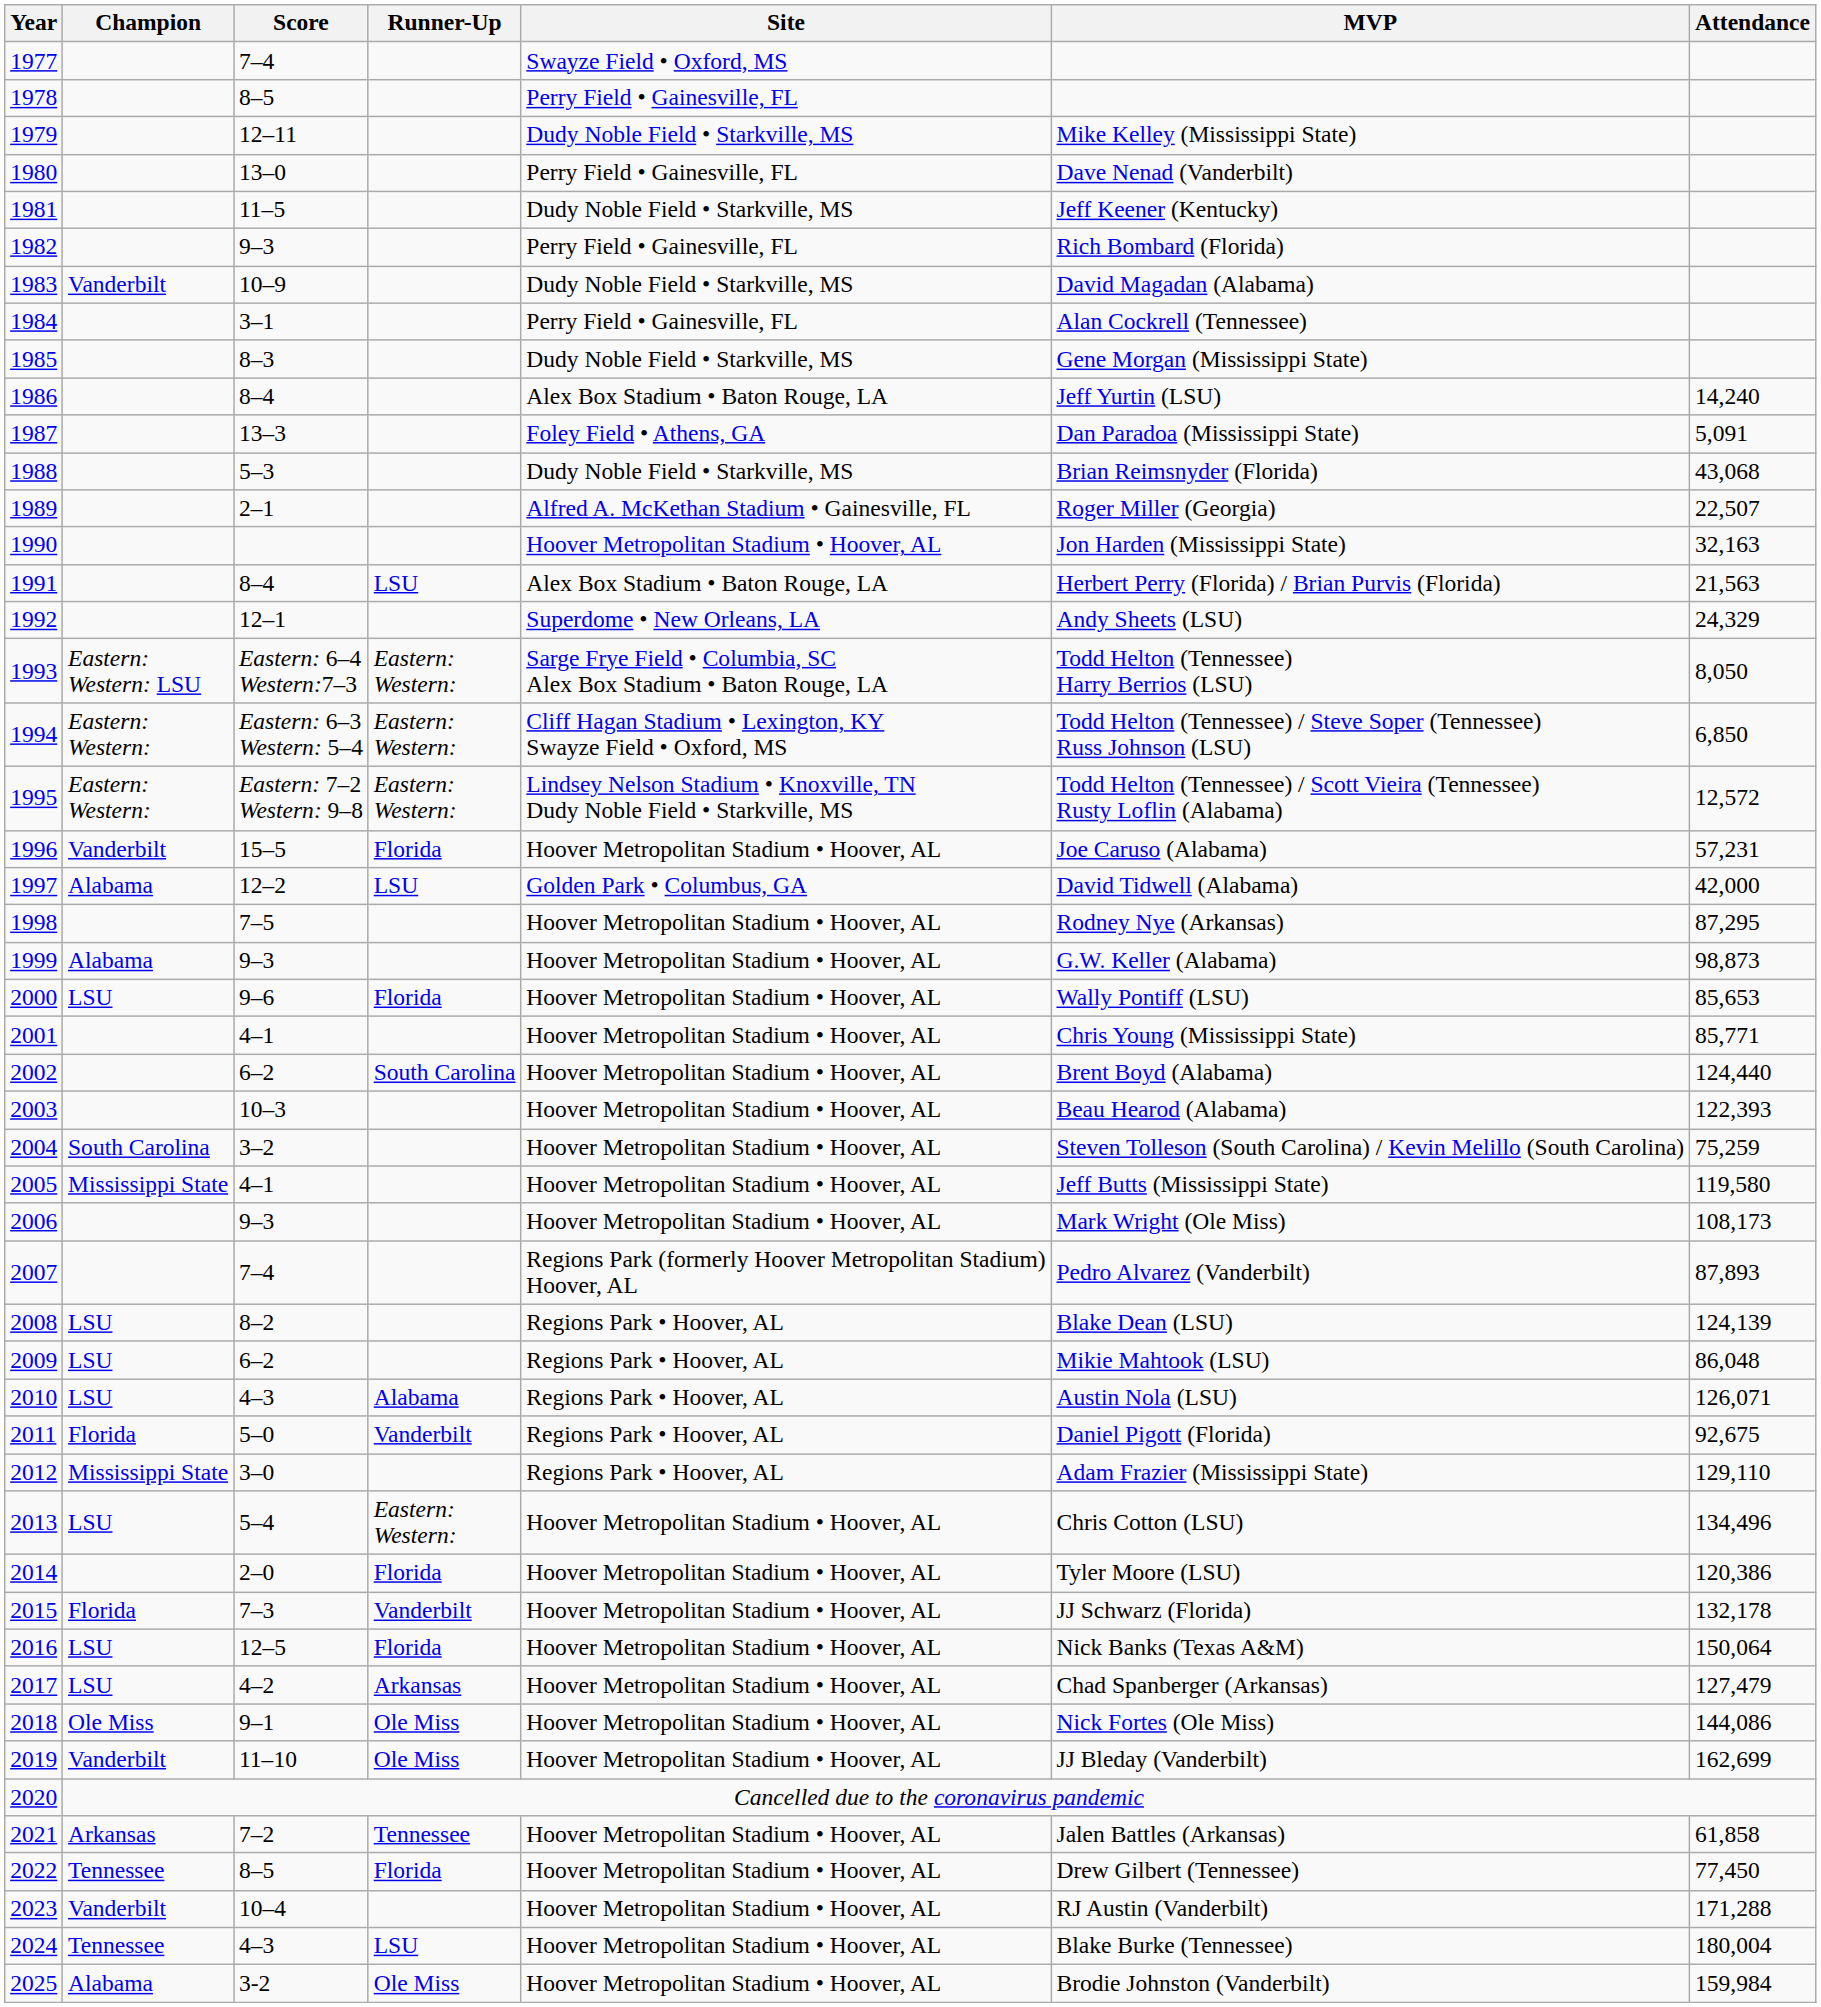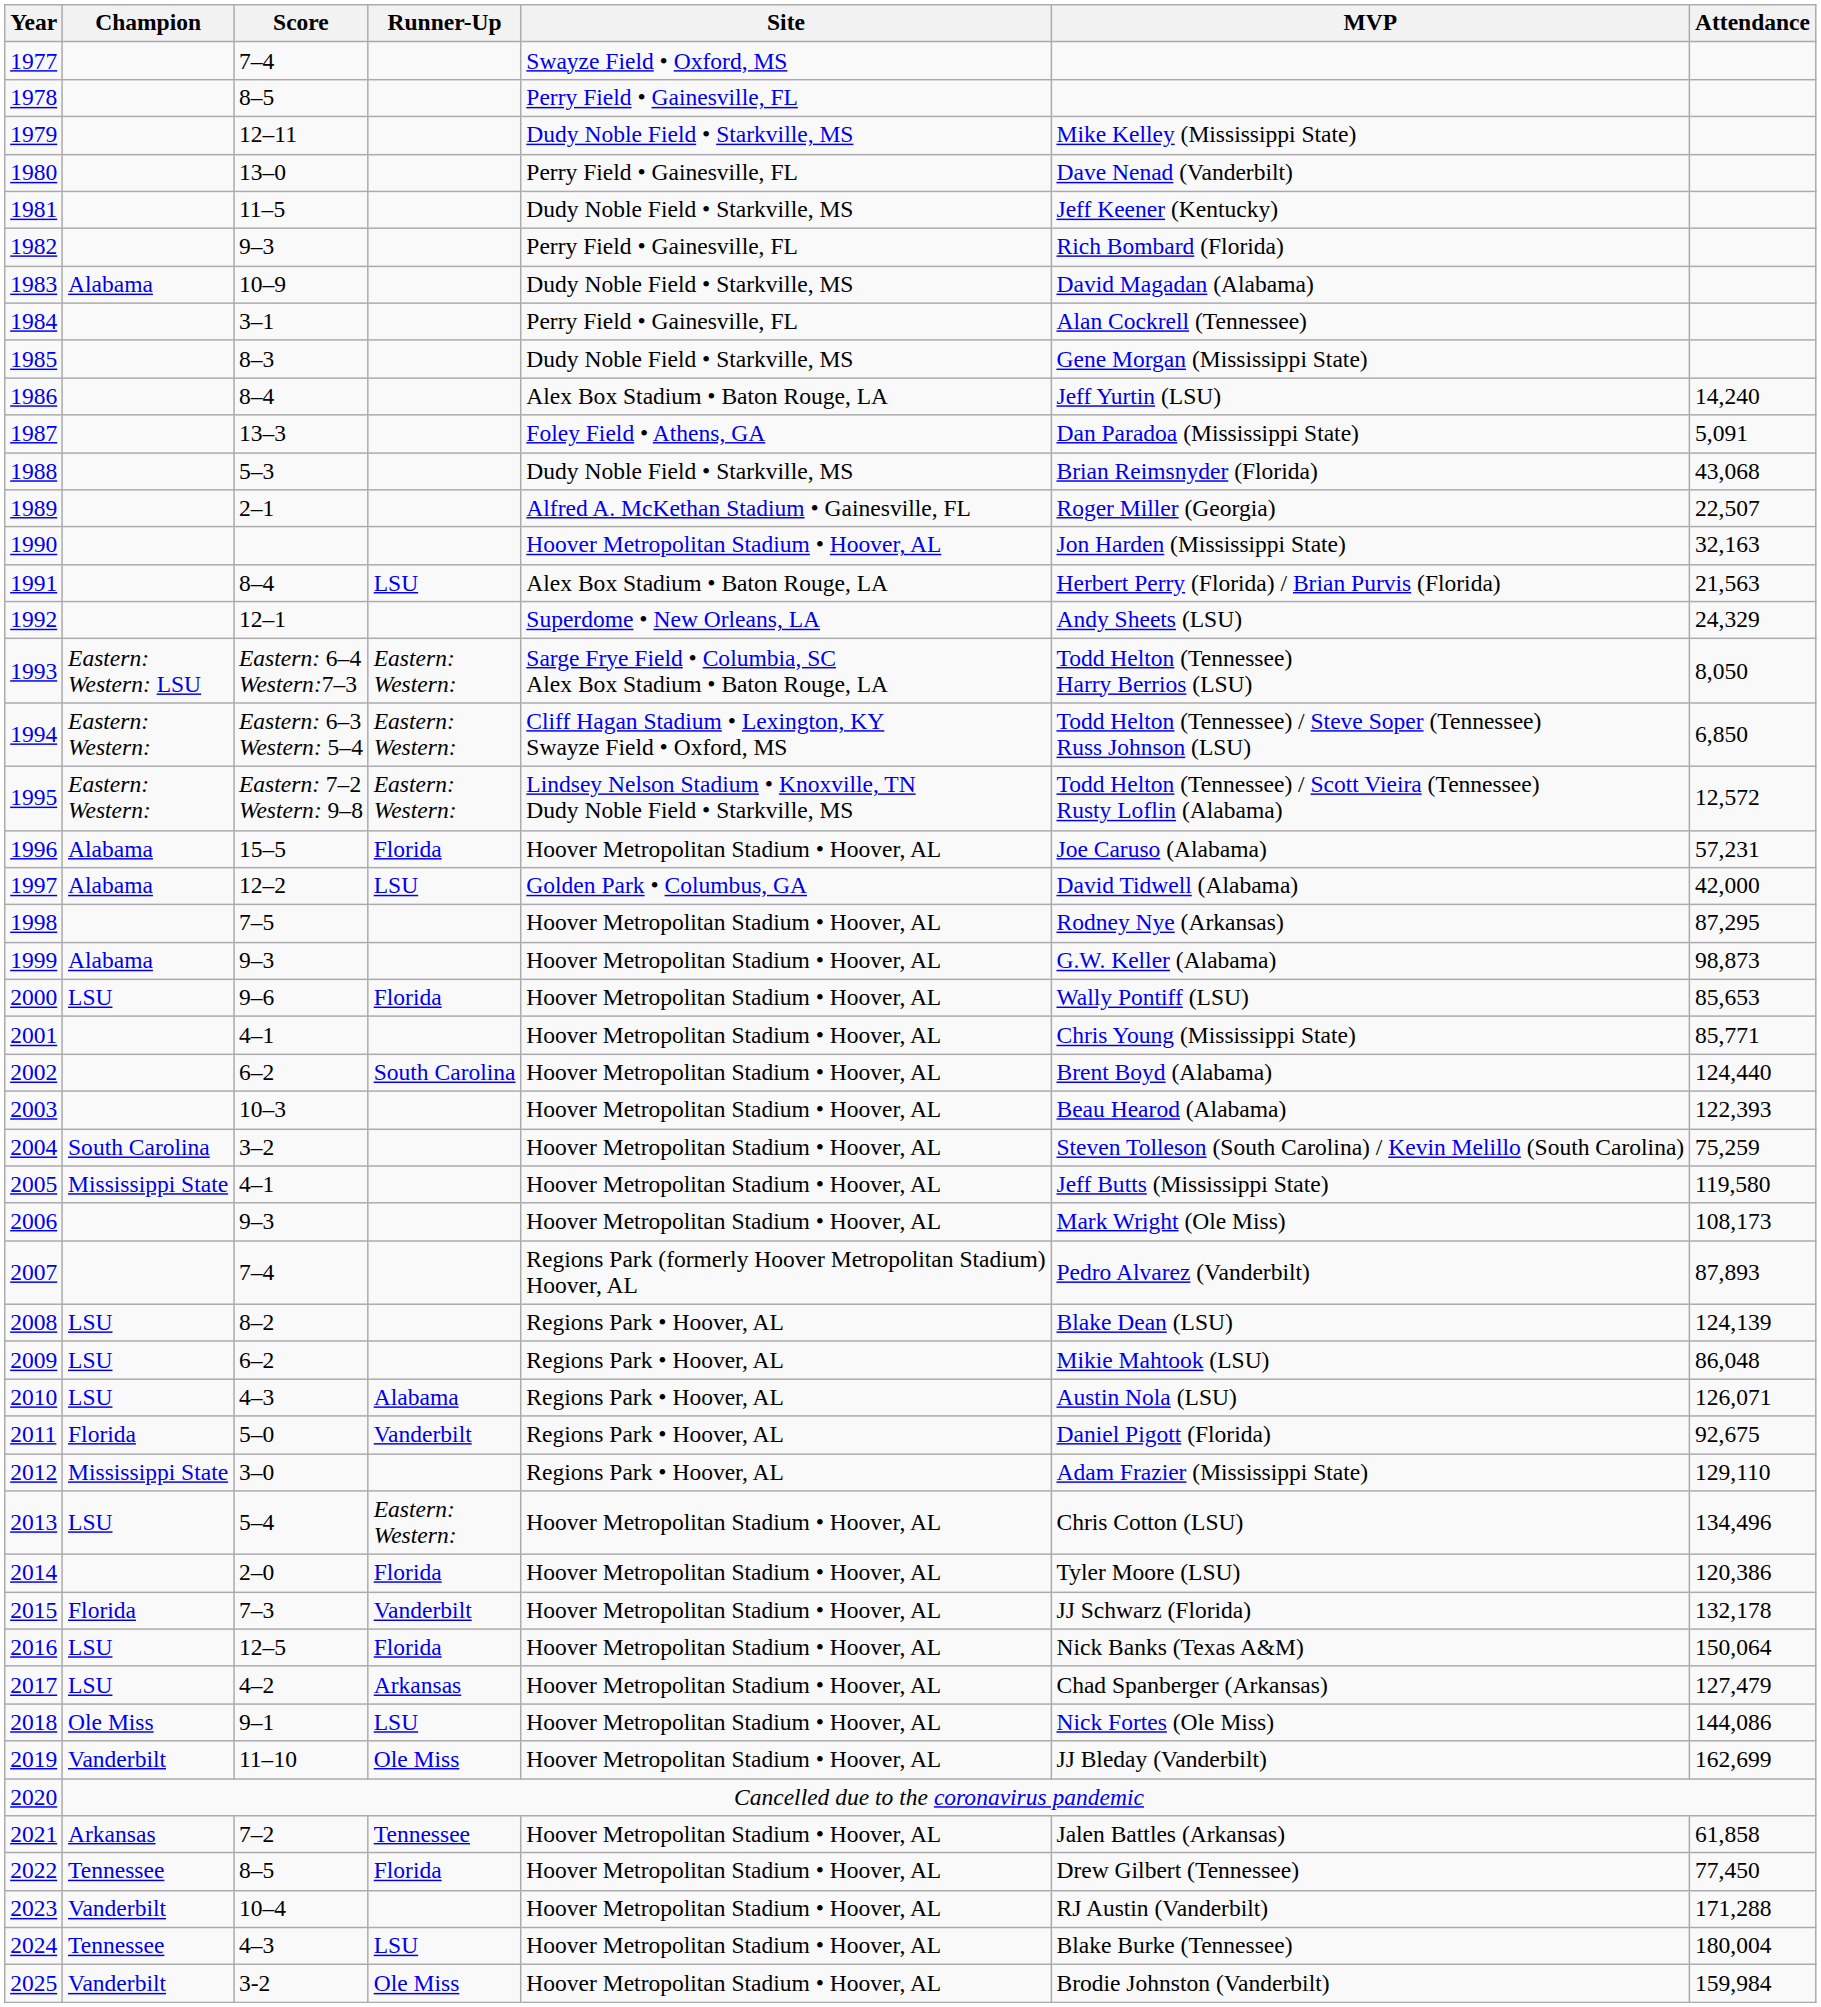(117, 284) Vanderbilt -> (110, 284) Alabama
(117, 848) Vanderbilt -> (110, 848) Alabama
(417, 1722) Ole Miss -> (396, 1722) LSU
(110, 1983) Alabama -> (117, 1983) Vanderbilt
